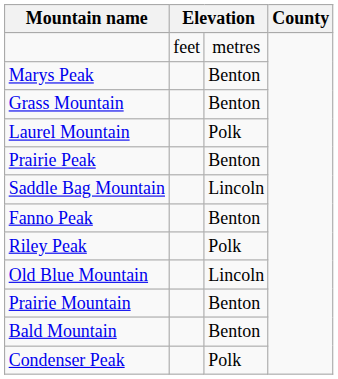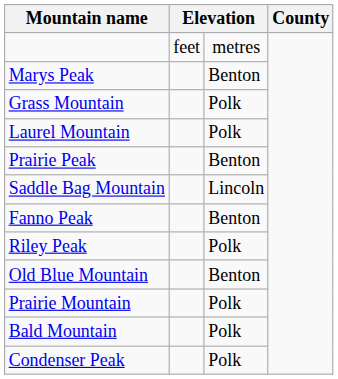(234, 103) Benton -> (225, 103) Polk
(236, 274) Lincoln -> (234, 274) Benton
(234, 302) Benton -> (225, 302) Polk
(234, 331) Benton -> (225, 331) Polk
